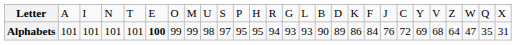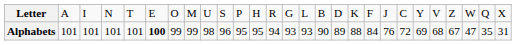(225, 31) 97 -> (225, 31) 96
(356, 31) 86 -> (356, 31) 88
(454, 31) 64 -> (454, 31) 67
